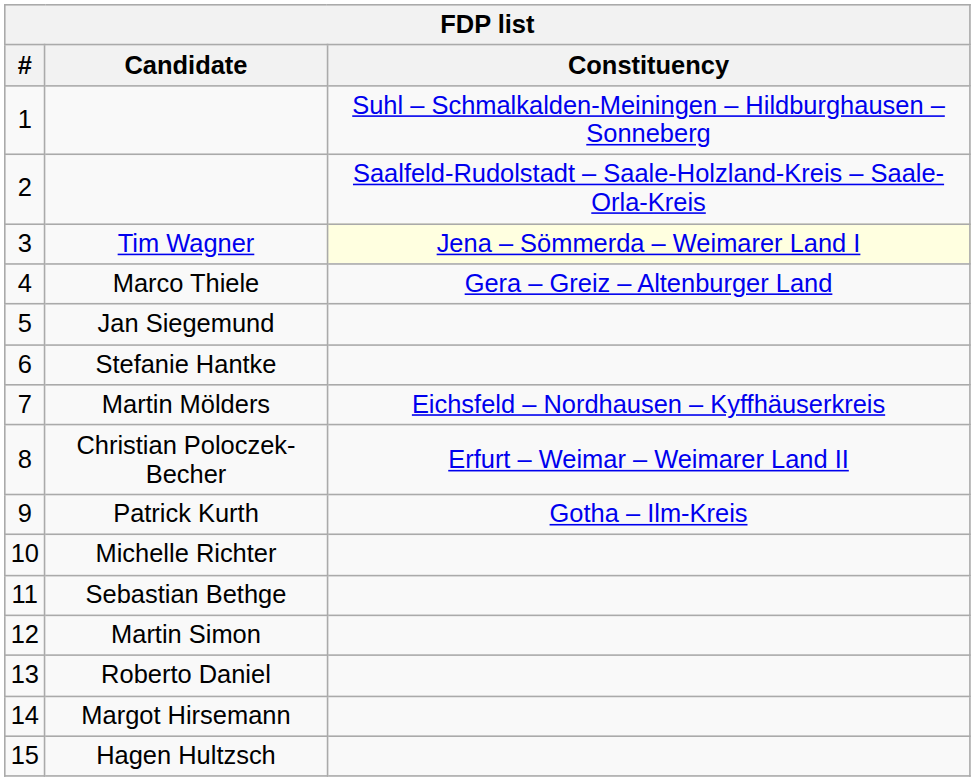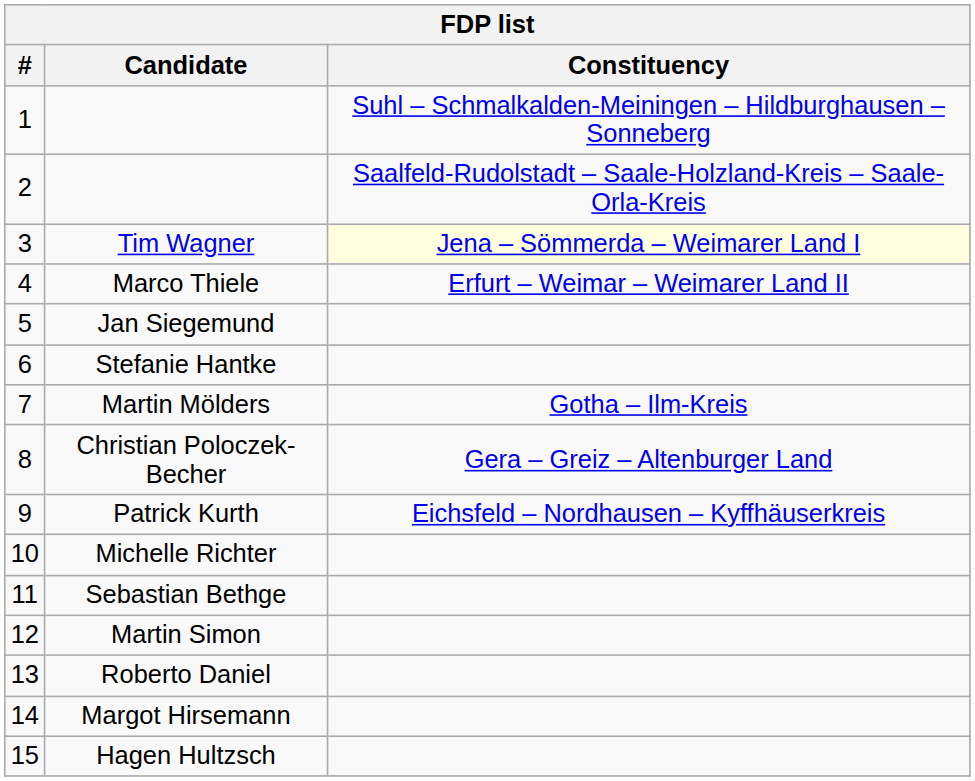(649, 283) Gera – Greiz – Altenburger Land -> (649, 283) Erfurt – Weimar – Weimarer Land II
(649, 404) Eichsfeld – Nordhausen – Kyffhäuserkreis -> (649, 404) Gotha – Ilm-Kreis
(649, 459) Erfurt – Weimar – Weimarer Land II -> (649, 459) Gera – Greiz – Altenburger Land
(649, 513) Gotha – Ilm-Kreis -> (649, 513) Eichsfeld – Nordhausen – Kyffhäuserkreis
